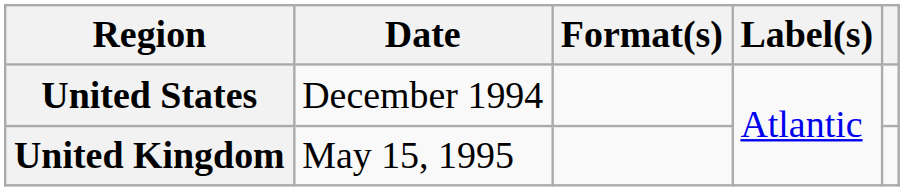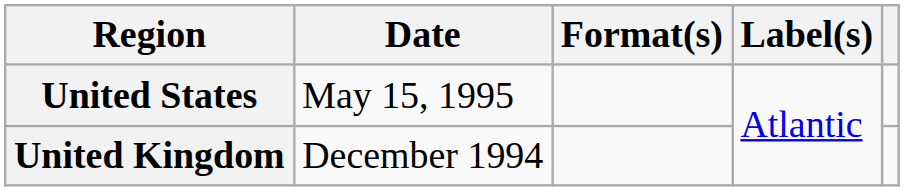(423, 94) December 1994 -> (408, 94) May 15, 1995
(408, 154) May 15, 1995 -> (423, 154) December 1994
